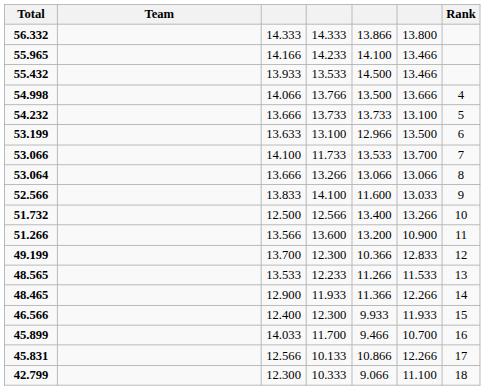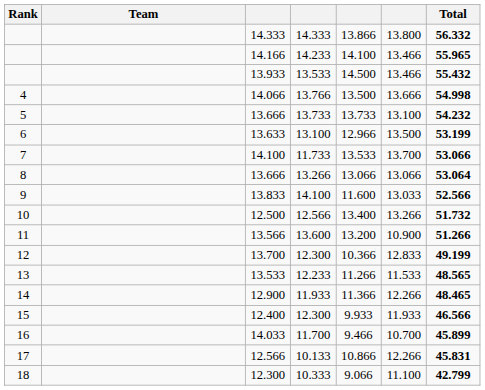columns swapped: (461, 14) <-> (31, 14)
